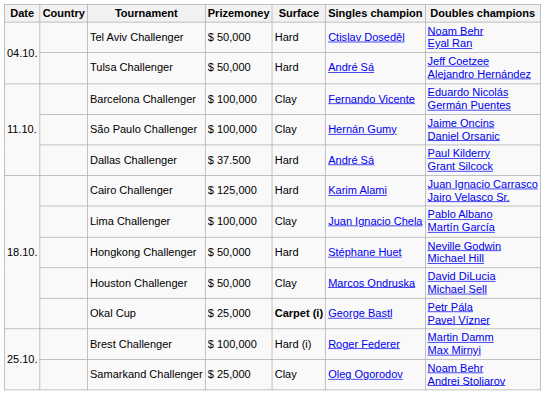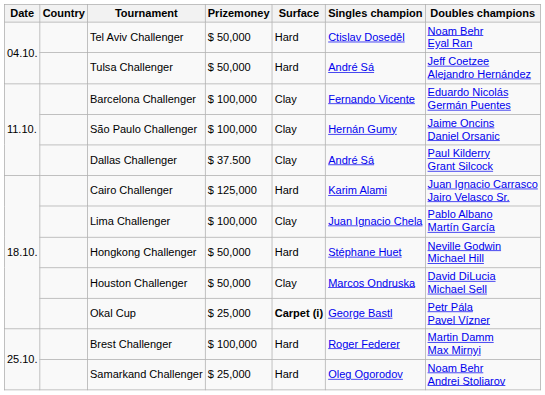(287, 159) Hard -> (286, 159) Clay
(293, 343) Hard (i) -> (287, 343) Hard
(286, 374) Clay -> (287, 374) Hard
